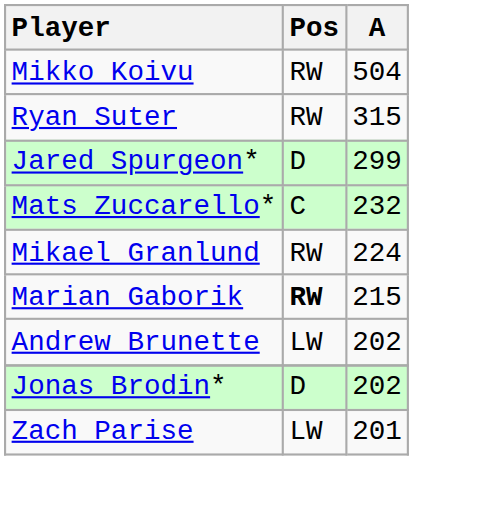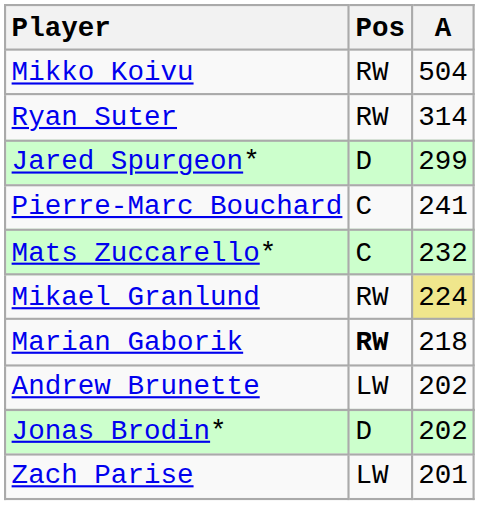(377, 117) 315 -> (443, 117) 314
+ row: (177, 207)
(377, 252) no background -> (443, 297) khaki background
(377, 297) 215 -> (443, 342) 218
